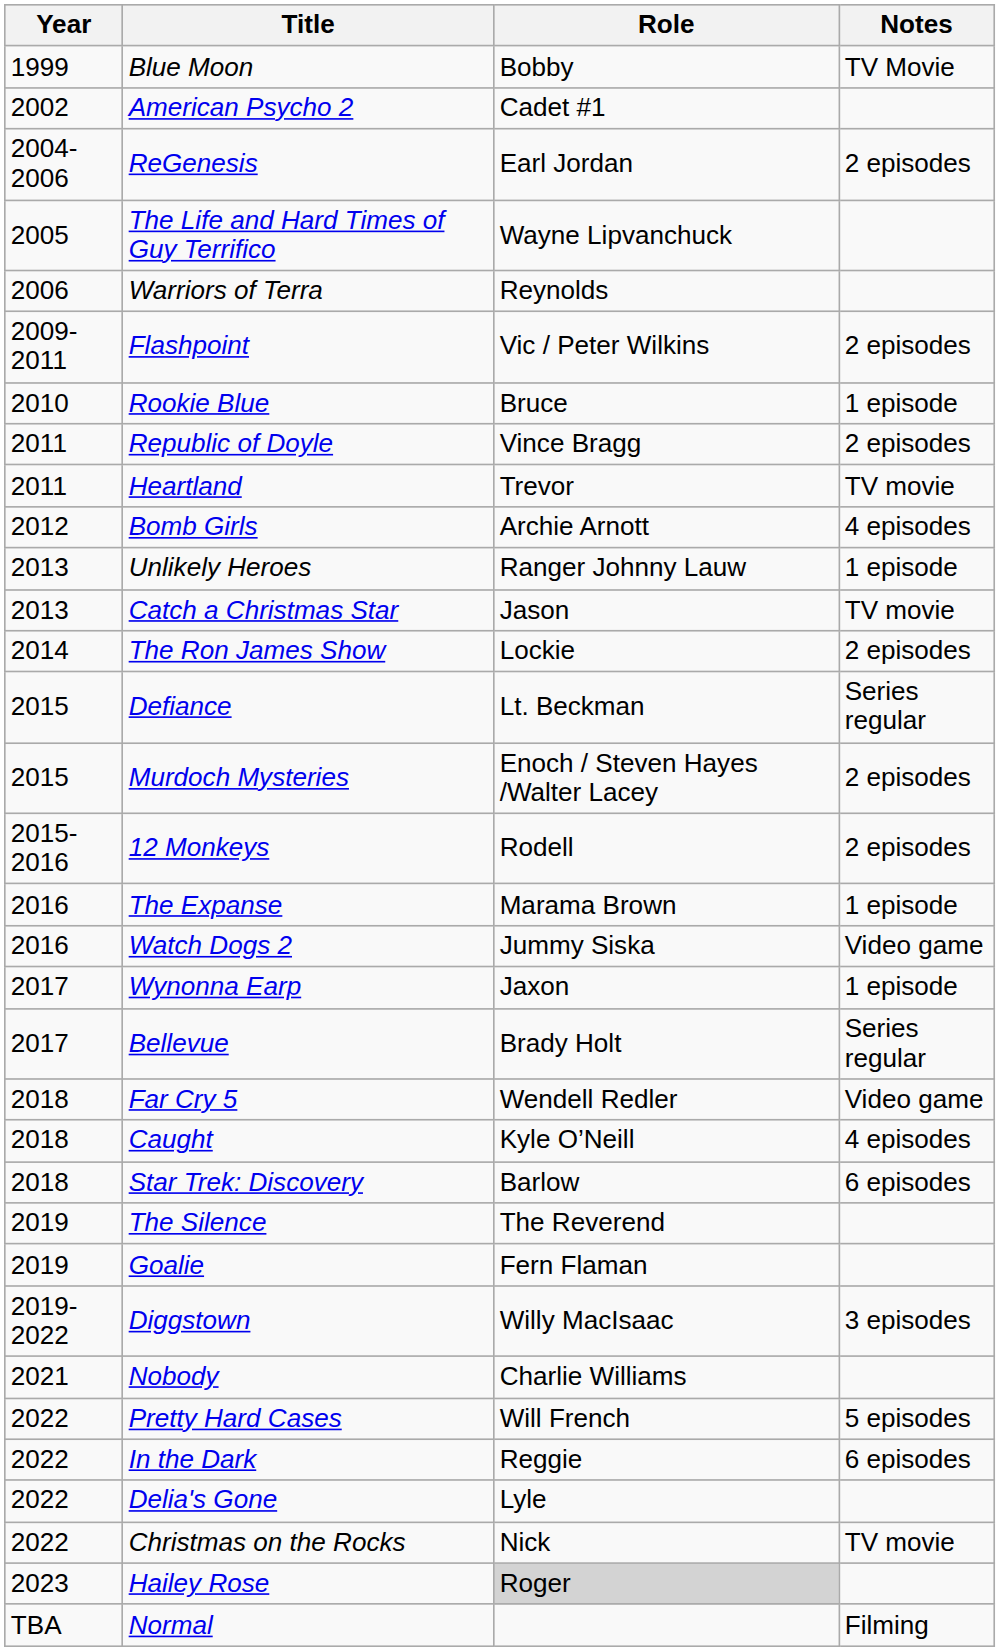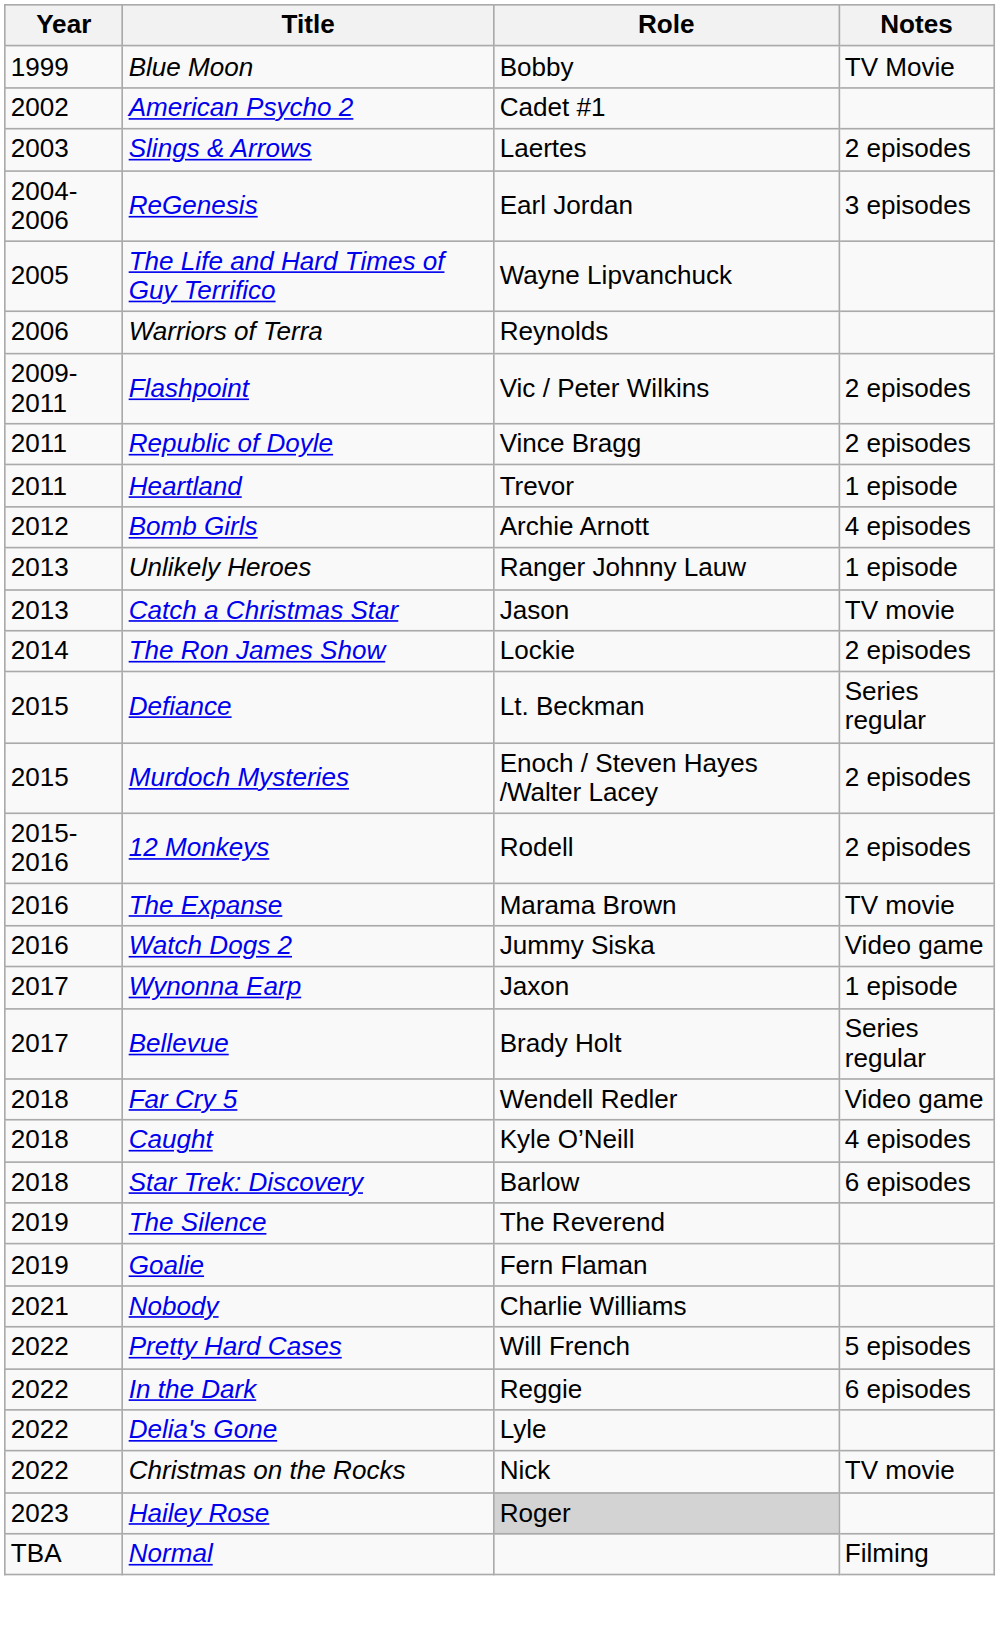+ row: (220, 149)
(908, 163) 2 episodes -> (908, 205) 3 episodes
- row: (199, 402)
(900, 485) TV movie -> (901, 485) 1 episode
(901, 904) 1 episode -> (900, 904) TV movie
- row: (190, 1320)
